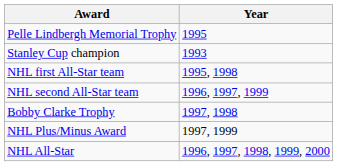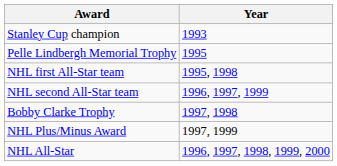rows swapped: (63, 53) <-> (92, 33)
